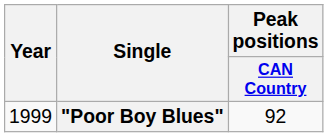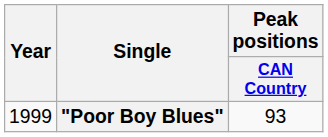(276, 116) 92 -> (276, 116) 93
